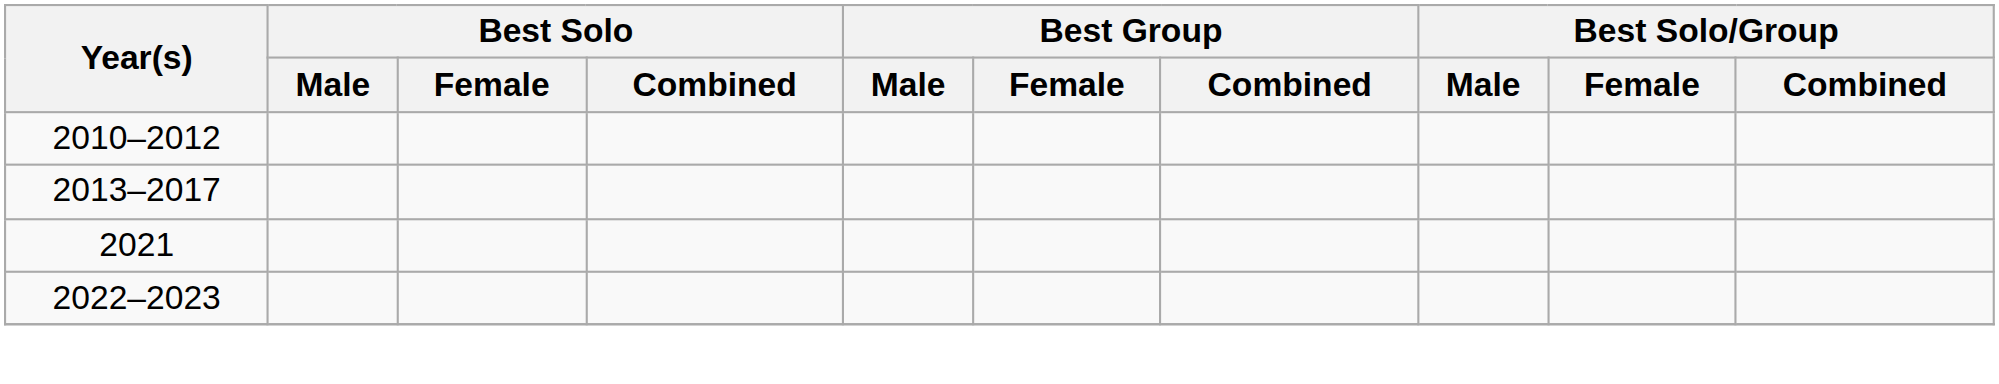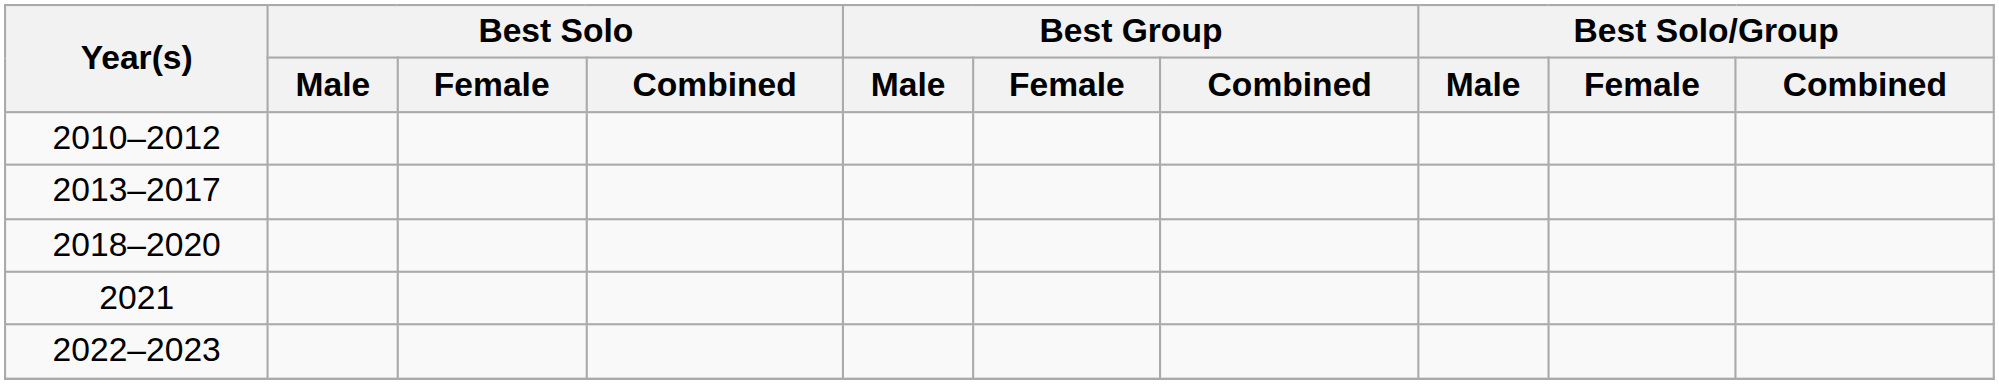+ row: (137, 244)
